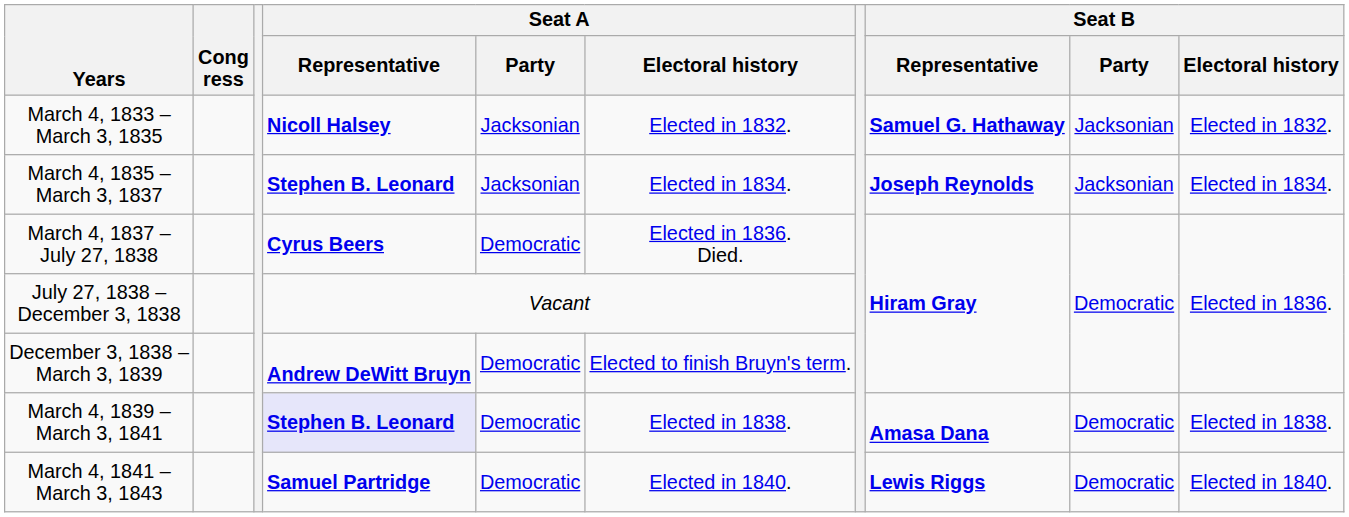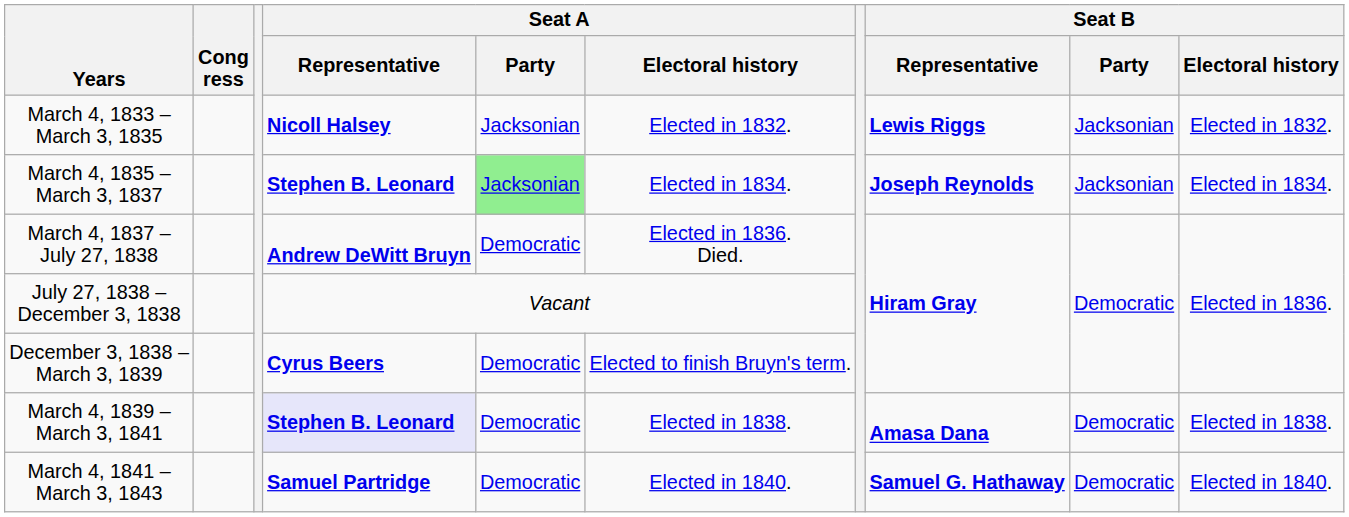(967, 125) Samuel G. Hathaway -> (927, 125) Lewis Riggs
(530, 184) no background -> (530, 184) lightgreen background
(326, 244) Cyrus Beers -> (369, 255) Andrew DeWitt Bruyn
(369, 374) Andrew DeWitt Bruyn -> (326, 363) Cyrus Beers
(927, 482) Lewis Riggs -> (967, 482) Samuel G. Hathaway
